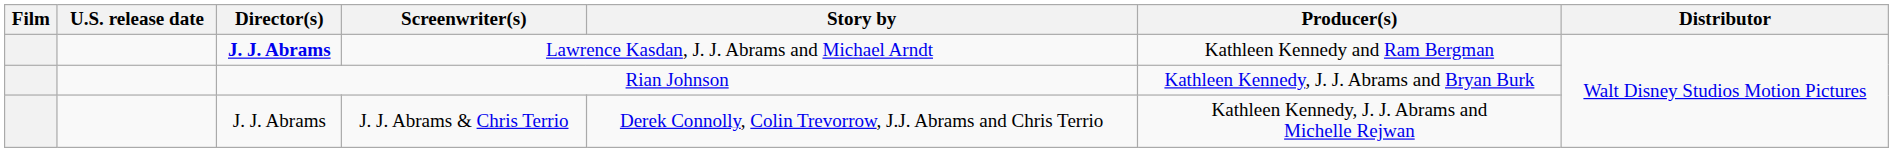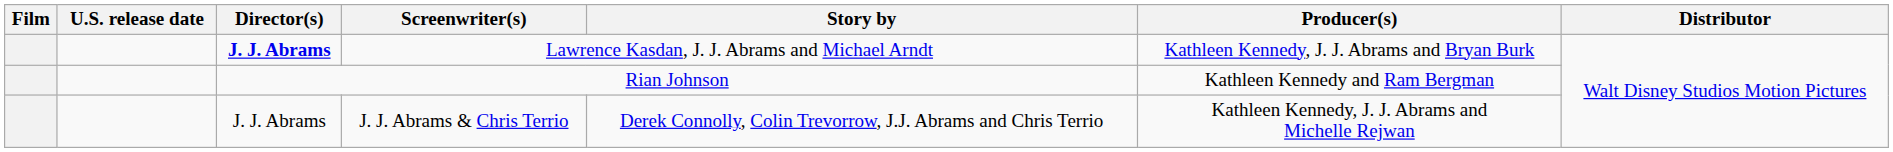(1349, 49) Kathleen Kennedy and Ram Bergman -> (1349, 49) Kathleen Kennedy, J. J. Abrams and Bryan Burk
(1349, 79) Kathleen Kennedy, J. J. Abrams and Bryan Burk -> (1349, 79) Kathleen Kennedy and Ram Bergman
